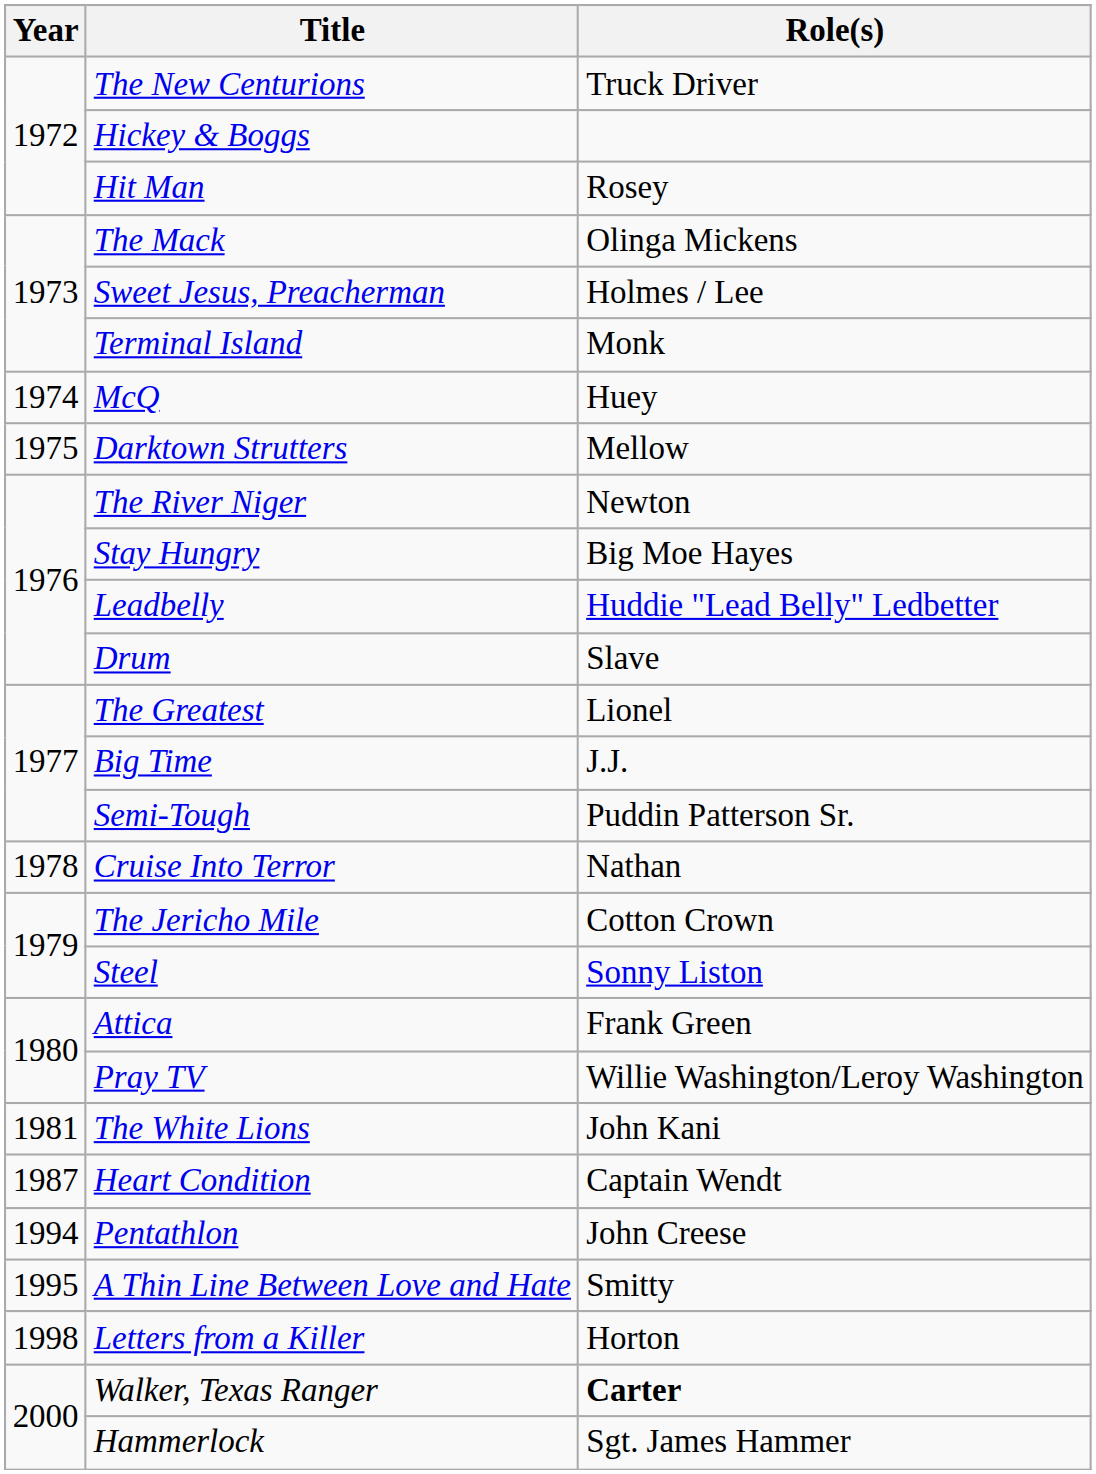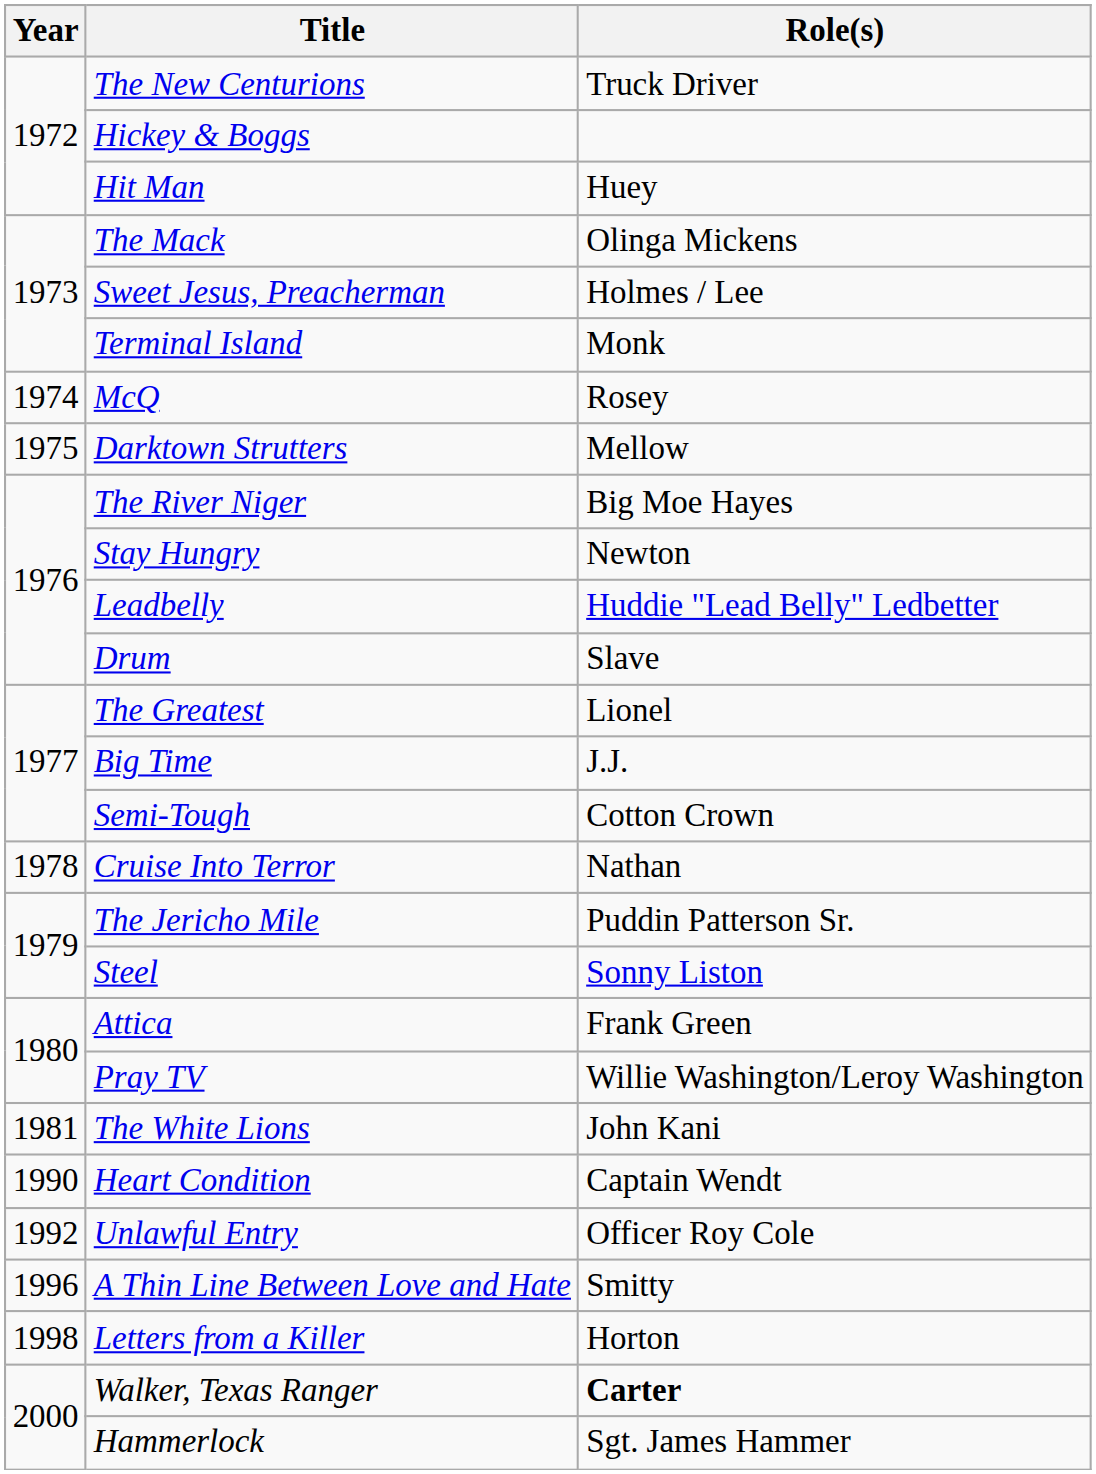(627, 187) Rosey -> (622, 187) Huey
(622, 396) Huey -> (627, 396) Rosey
(638, 501) Newton -> (690, 501) Big Moe Hayes
(690, 553) Big Moe Hayes -> (638, 553) Newton
(720, 814) Puddin Patterson Sr. -> (680, 814) Cotton Crown
(680, 919) Cotton Crown -> (720, 919) Puddin Patterson Sr.
(46, 1180) 1987 -> (46, 1180) 1990
+ row: (196, 1232)
- row: (166, 1232)
(46, 1285) 1995 -> (46, 1285) 1996
